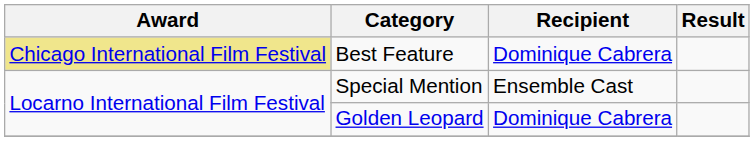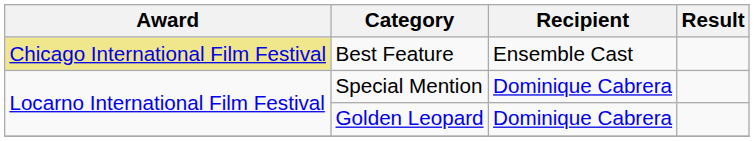(583, 53) Dominique Cabrera -> (563, 53) Ensemble Cast
(563, 86) Ensemble Cast -> (583, 86) Dominique Cabrera
